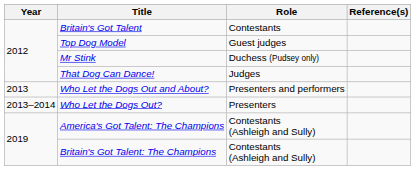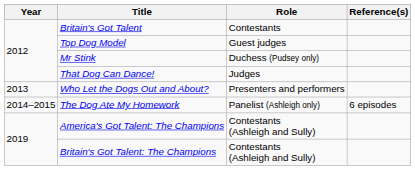- row: (111, 105)
+ row: (120, 105)
